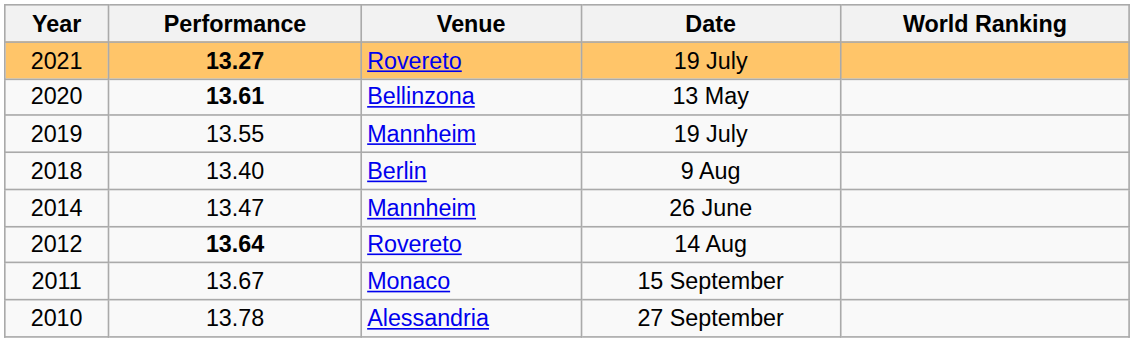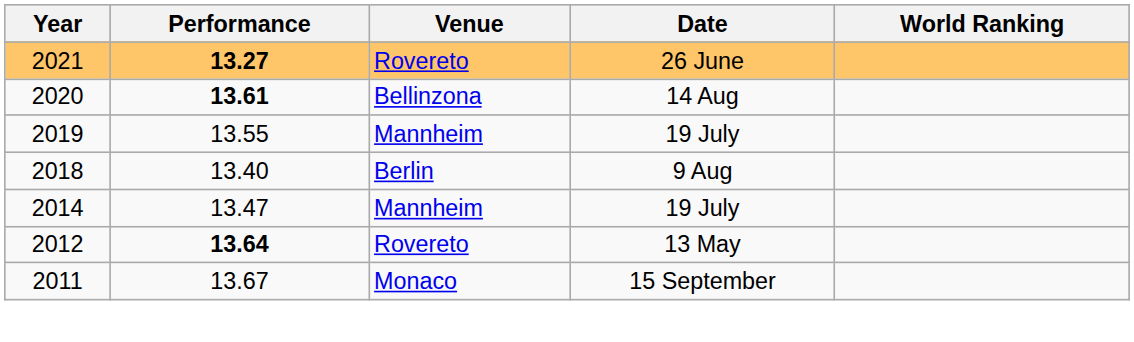(711, 60) 19 July -> (703, 60) 26 June
(711, 97) 13 May -> (703, 97) 14 Aug
(711, 208) 26 June -> (703, 208) 19 July
(711, 245) 14 Aug -> (703, 245) 13 May
- row: (57, 318)
